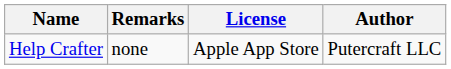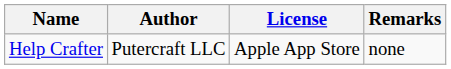columns swapped: (384, 19) <-> (148, 19)
